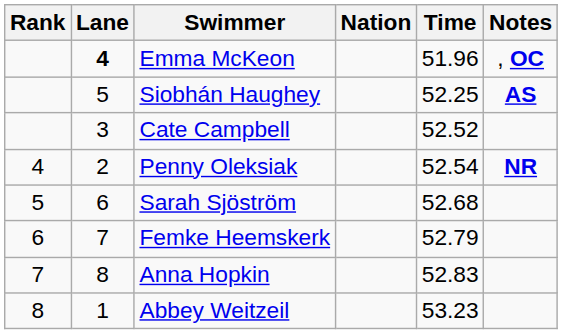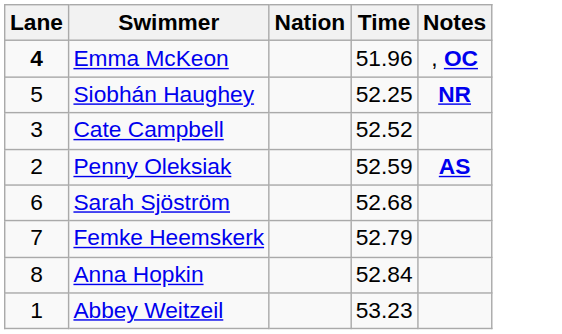- column: (38, 22)
(521, 94) AS -> (455, 94) NR
(450, 166) 52.54 -> (384, 166) 52.59
(521, 166) NR -> (455, 166) AS
(450, 274) 52.83 -> (384, 274) 52.84
